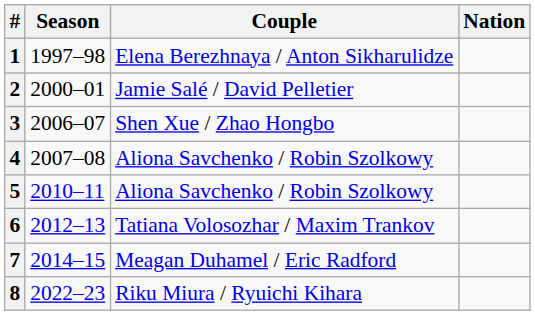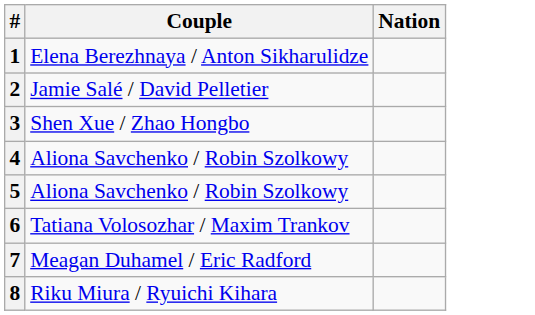- column: (68, 21)
